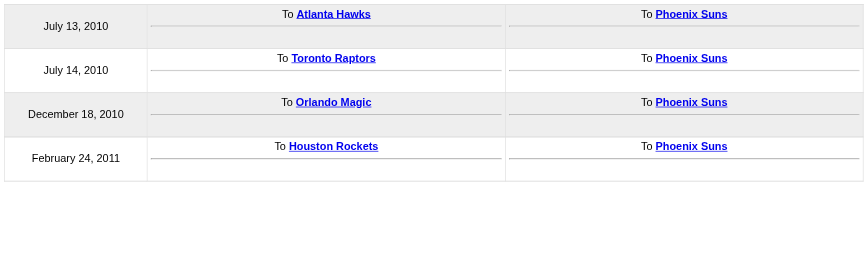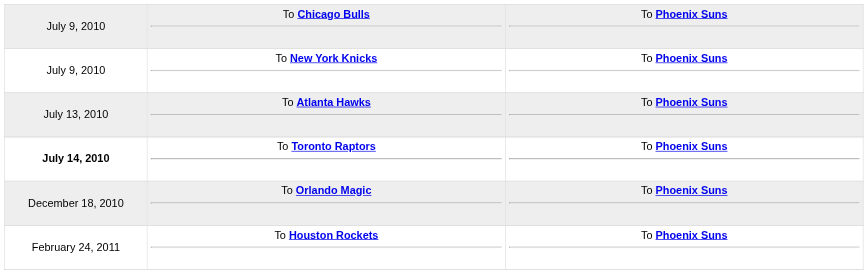+ row: (326, 18)
+ row: (326, 62)
(76, 70) normal -> (76, 159) bold
